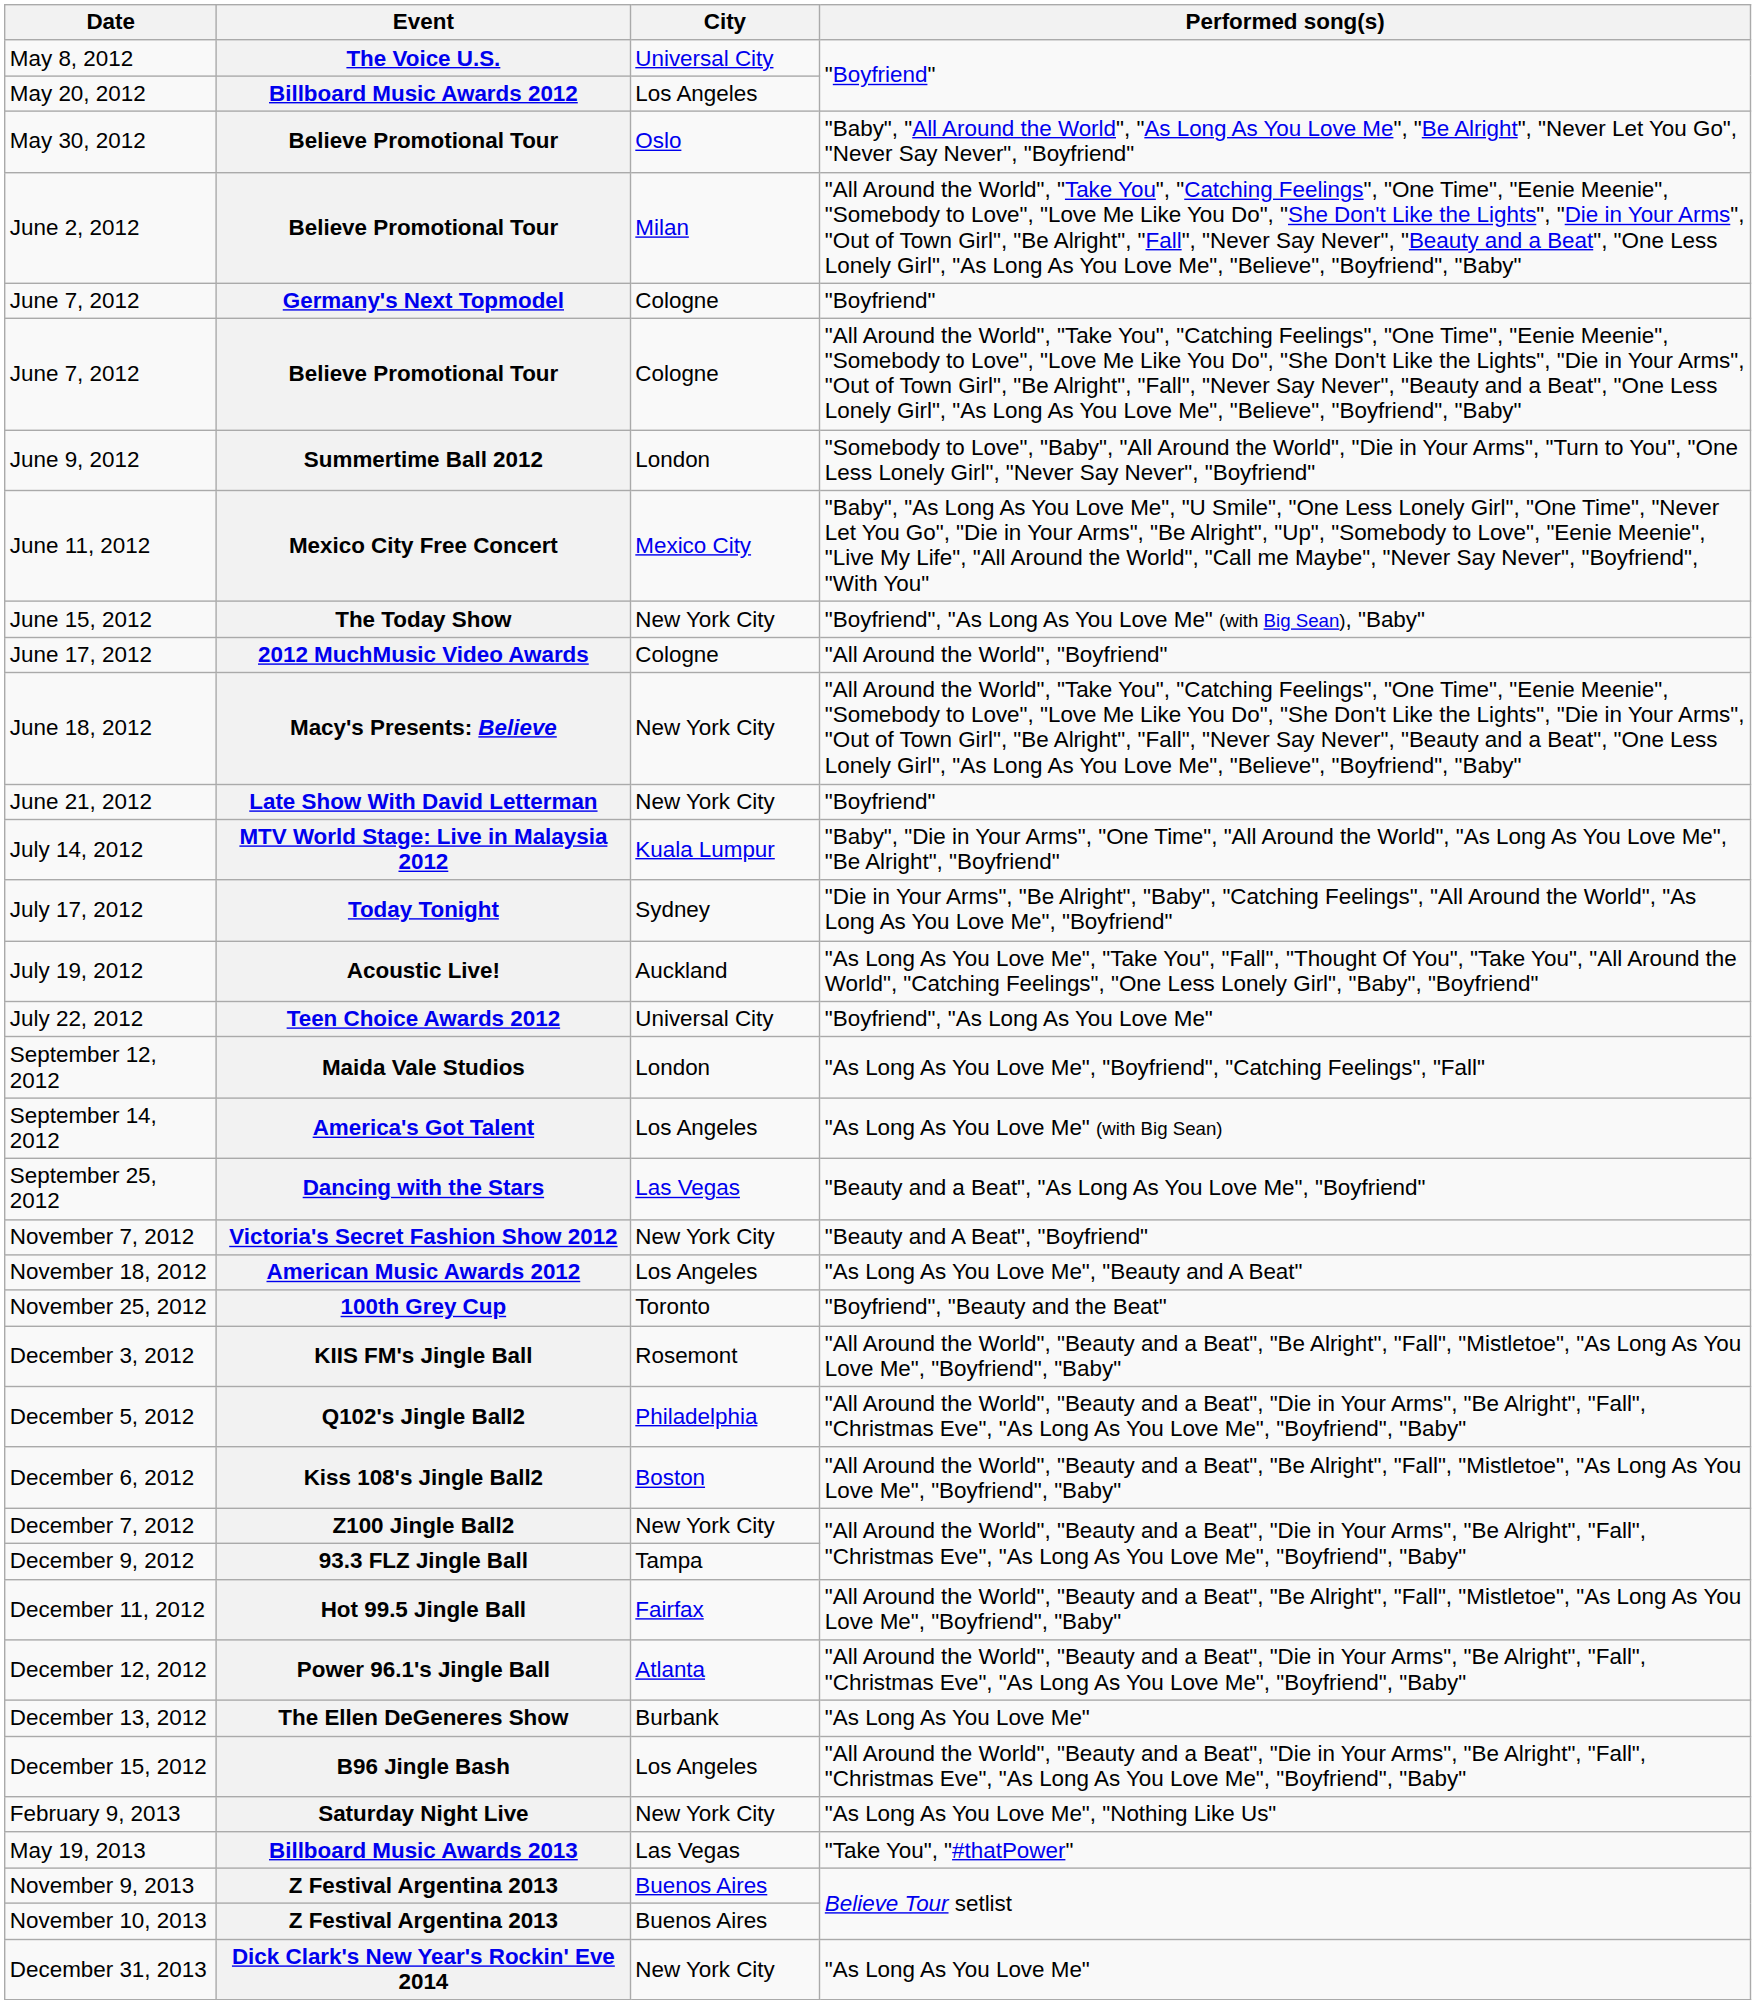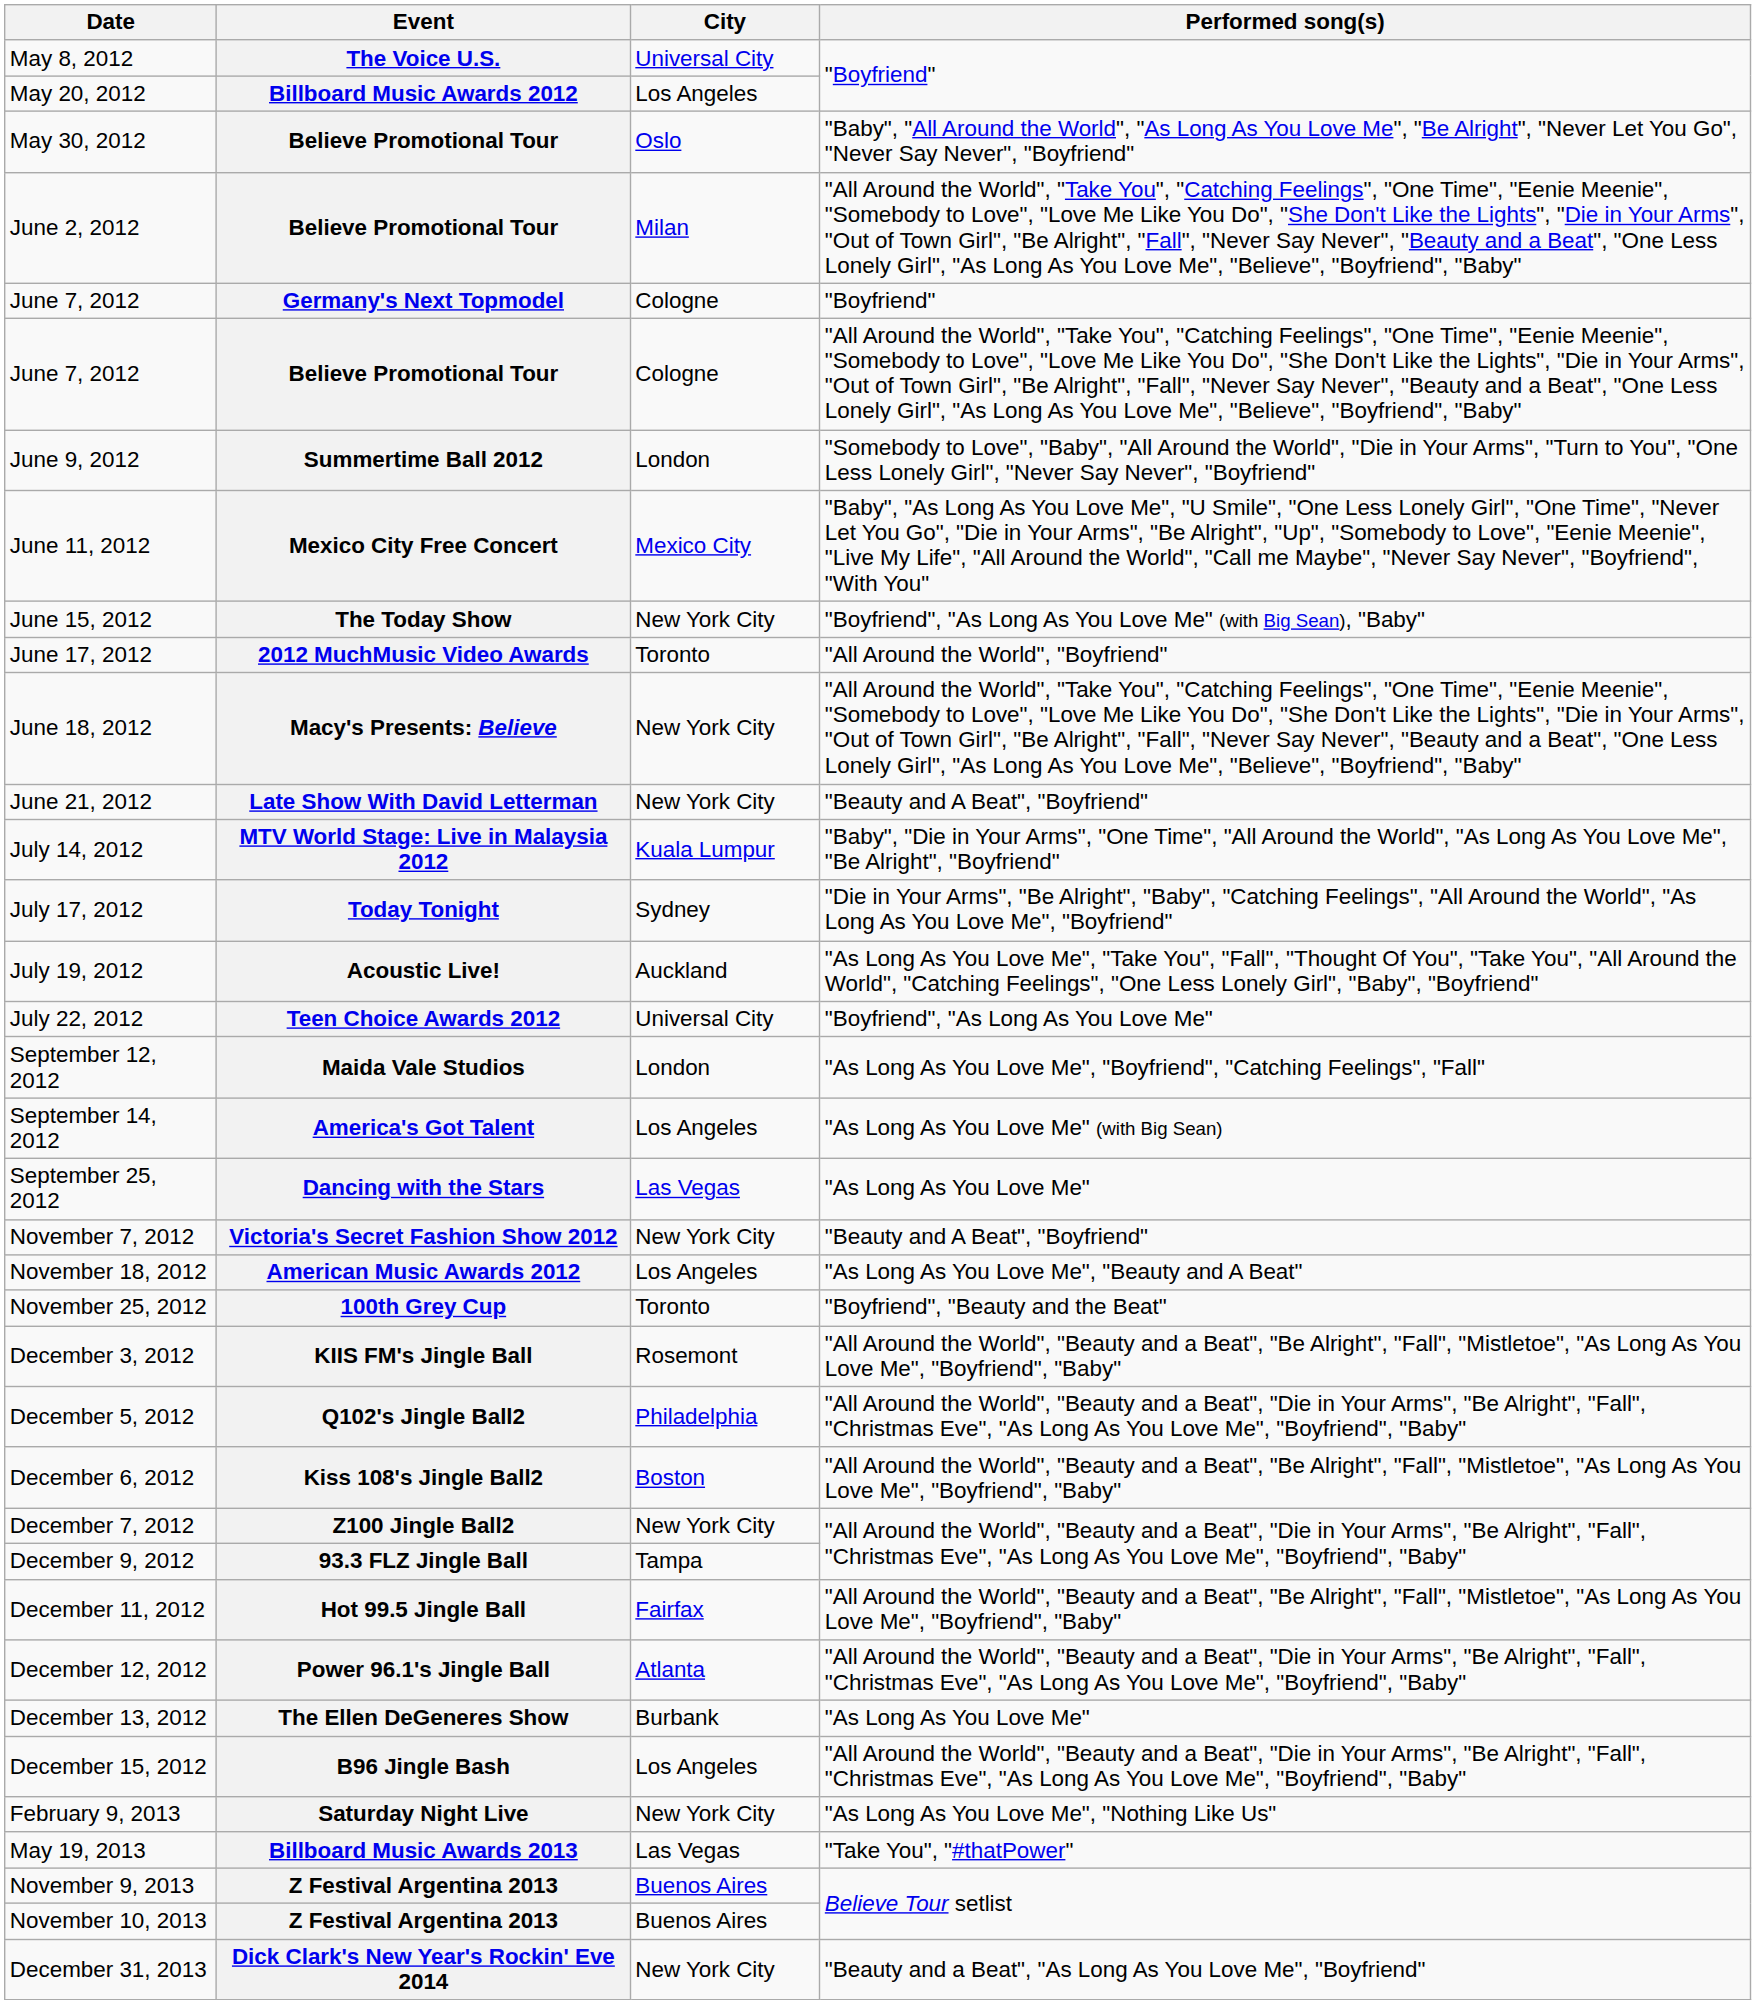(677, 654) Cologne -> (673, 654) Toronto
(880, 801) "Boyfriend" -> (986, 801) "Beauty and A Beat", "Boyfriend"
(1125, 1188) "Beauty and a Beat", "As Long As You Love Me", "Boyfriend" -> (957, 1188) "As Long As You Love Me"
(957, 1968) "As Long As You Love Me" -> (1125, 1968) "Beauty and a Beat", "As Long As You Love Me", "Boyfriend"
